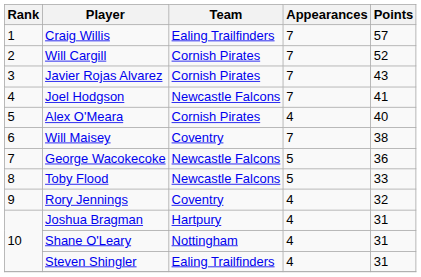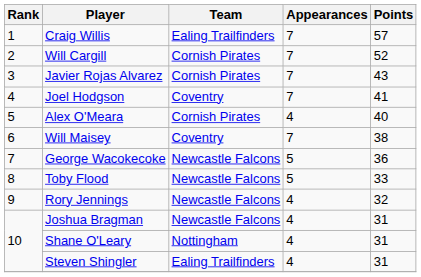(226, 96) Newcastle Falcons -> (198, 96) Coventry
(198, 199) Coventry -> (226, 199) Newcastle Falcons
(196, 220) Hartpury -> (226, 220) Newcastle Falcons
